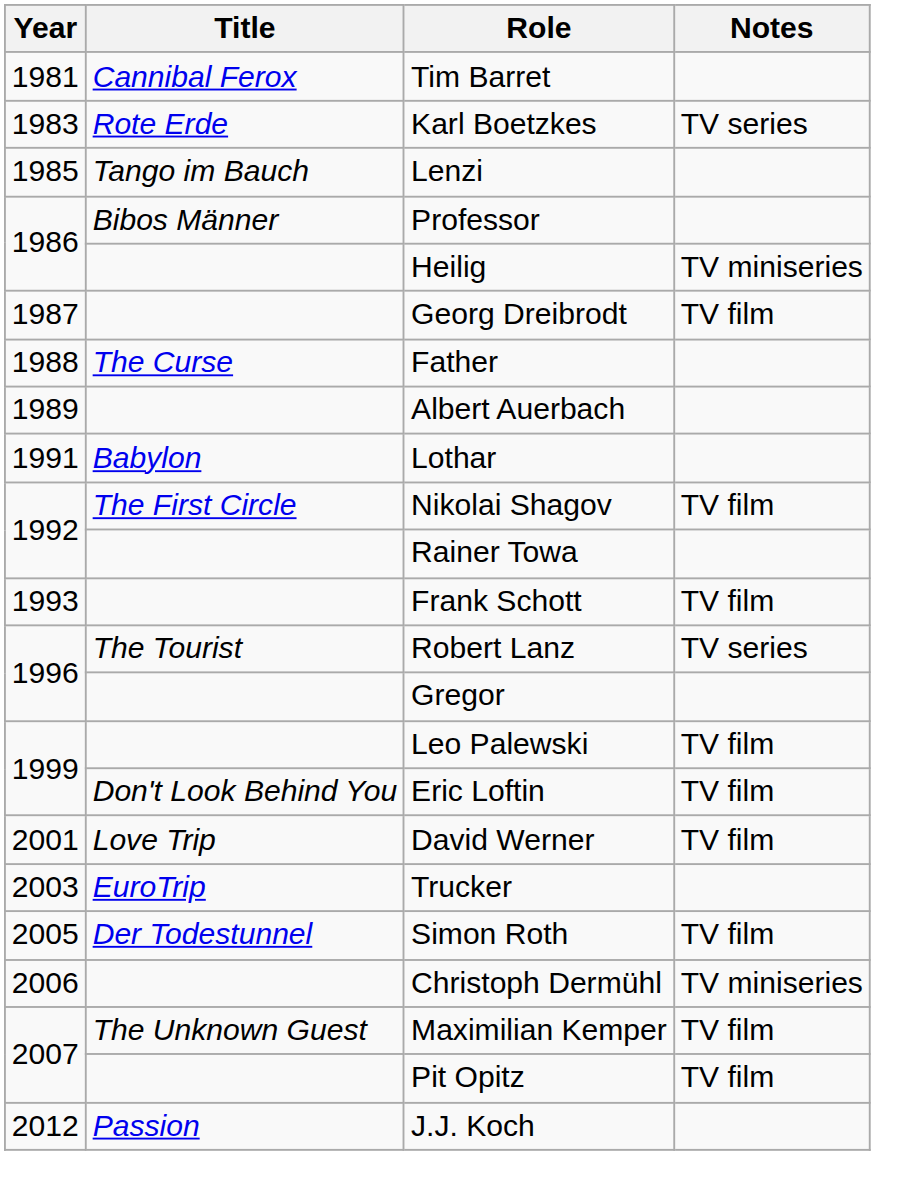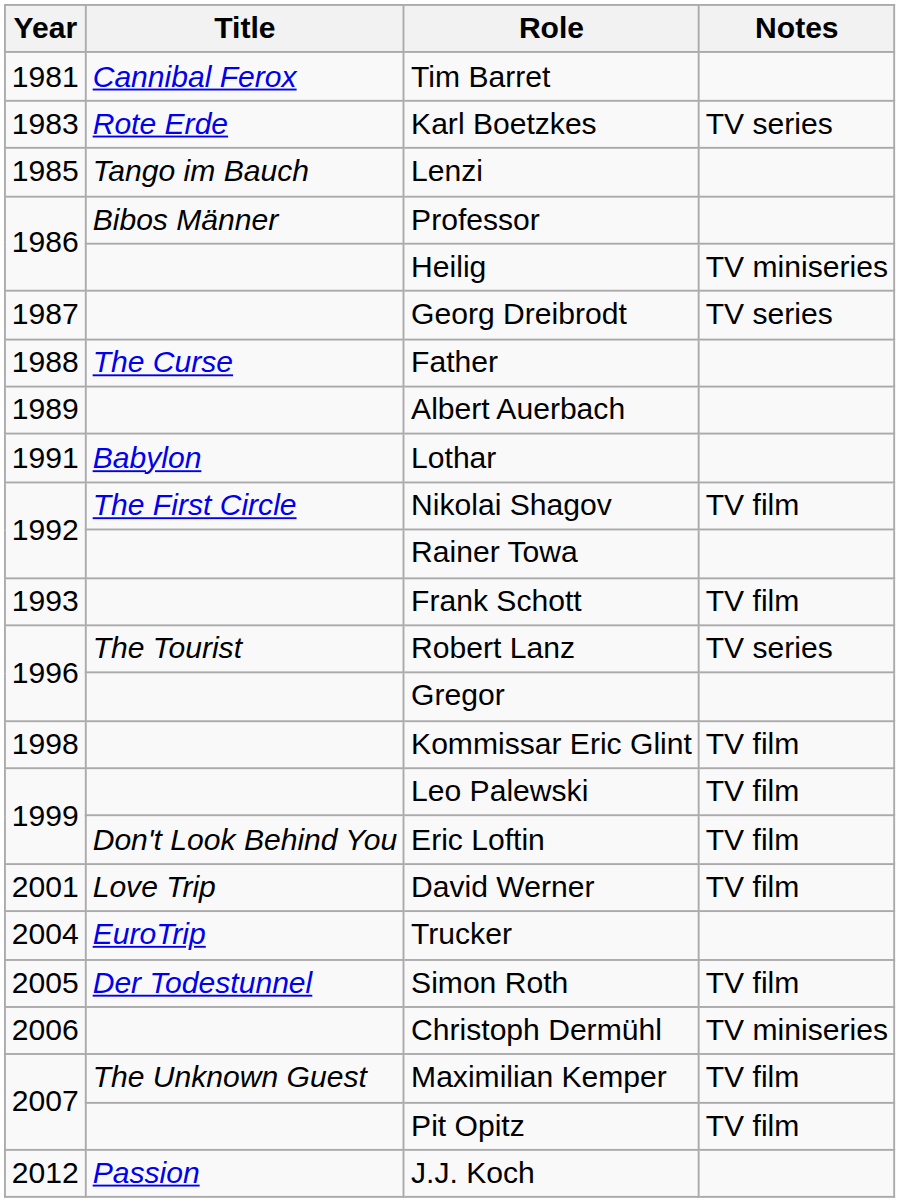(728, 314) TV film -> (769, 314) TV series
+ row: (551, 743)
(45, 887) 2003 -> (45, 934) 2004
